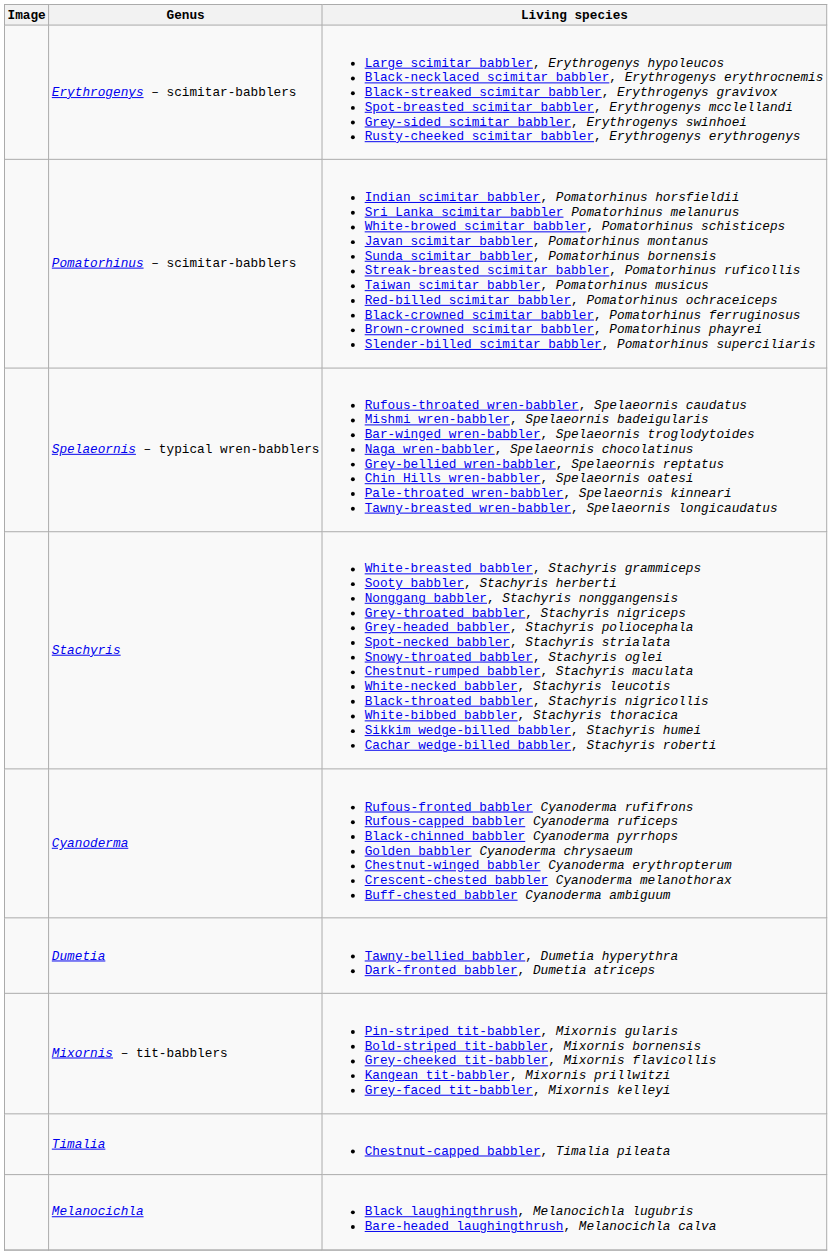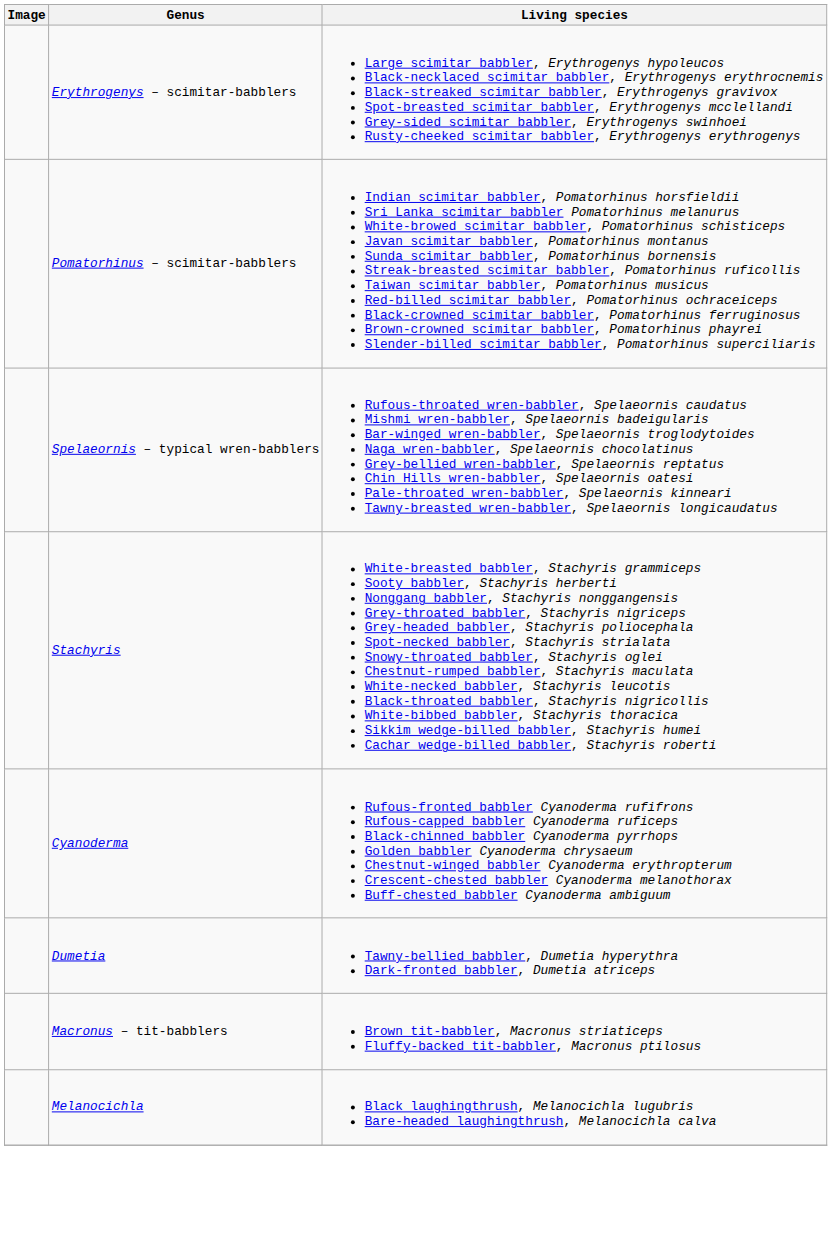- row: (140, 1053)
+ row: (140, 1031)
- row: (79, 1144)
